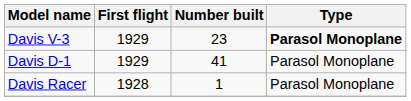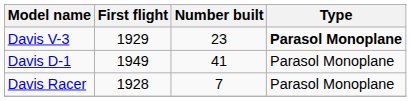(133, 61) 1929 -> (133, 61) 1949
(219, 84) 1 -> (219, 84) 7
